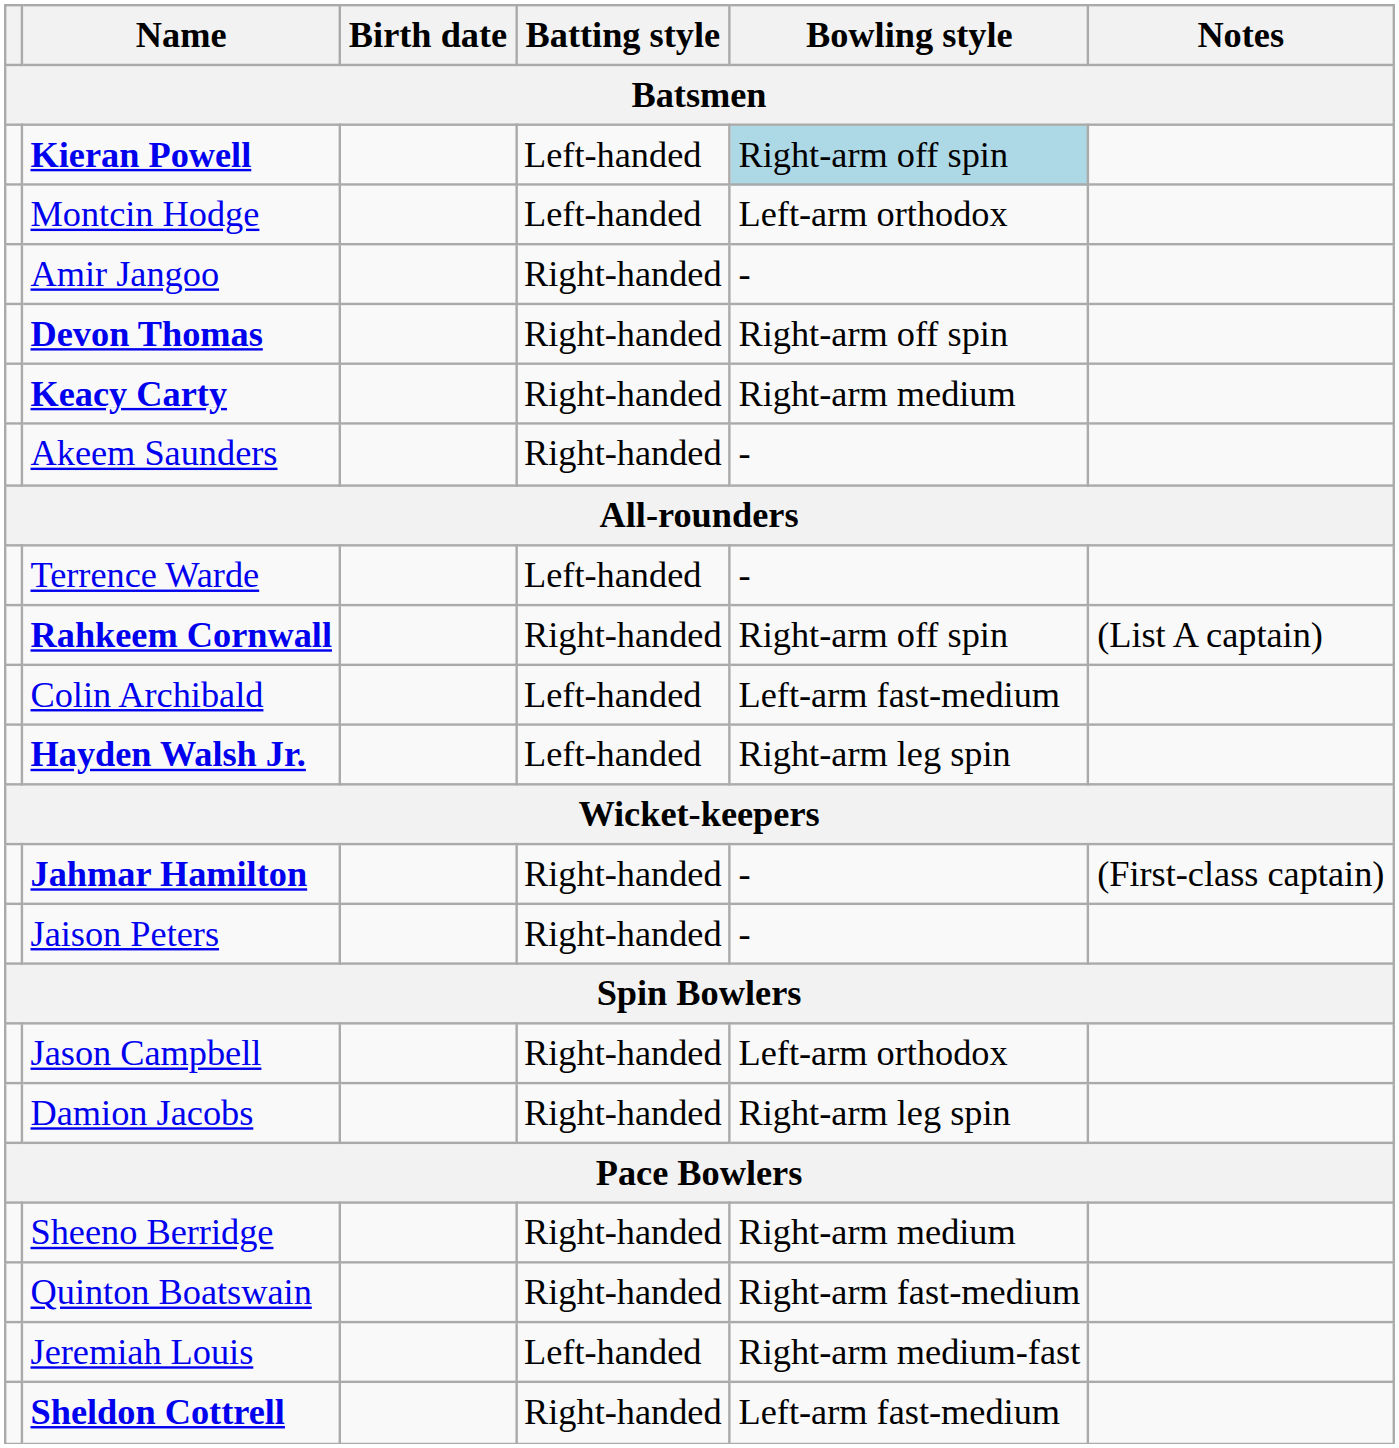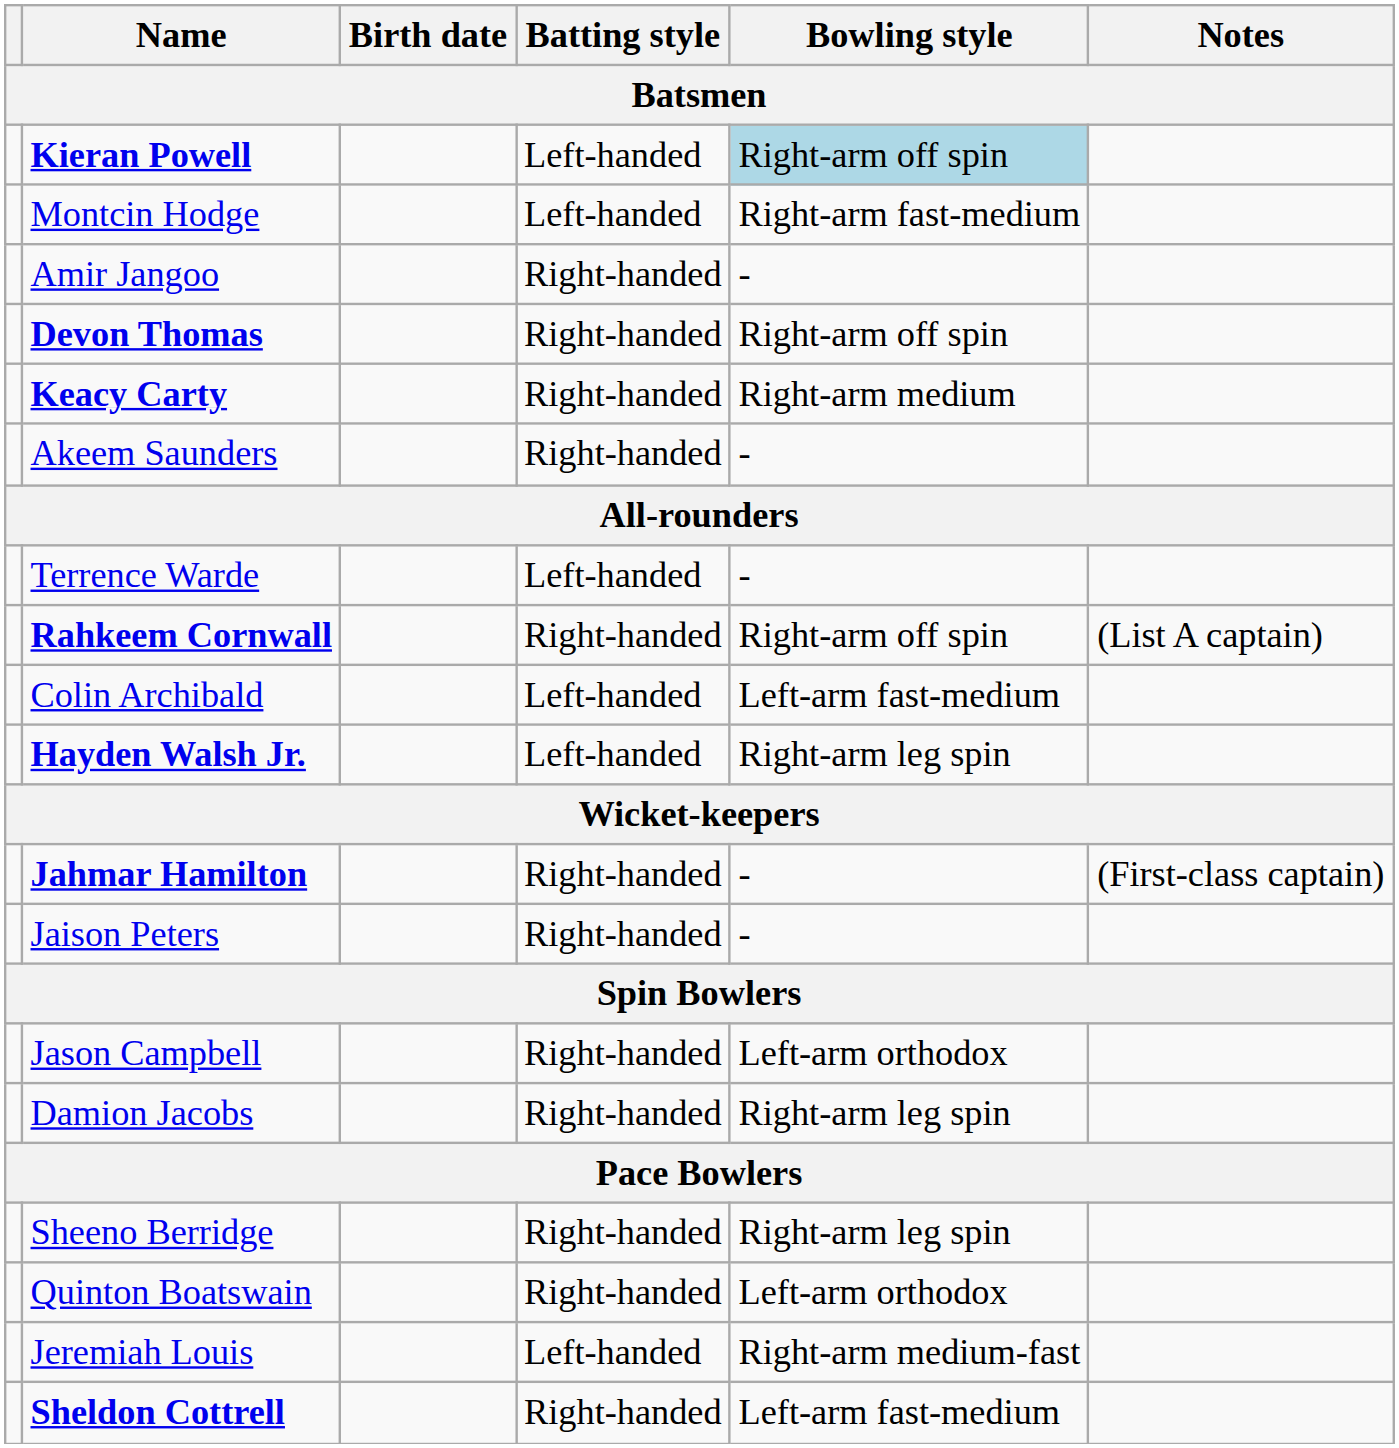(873, 214) Left-arm orthodox -> (909, 214) Right-arm fast-medium
(877, 1232) Right-arm medium -> (875, 1232) Right-arm leg spin
(909, 1292) Right-arm fast-medium -> (873, 1292) Left-arm orthodox
